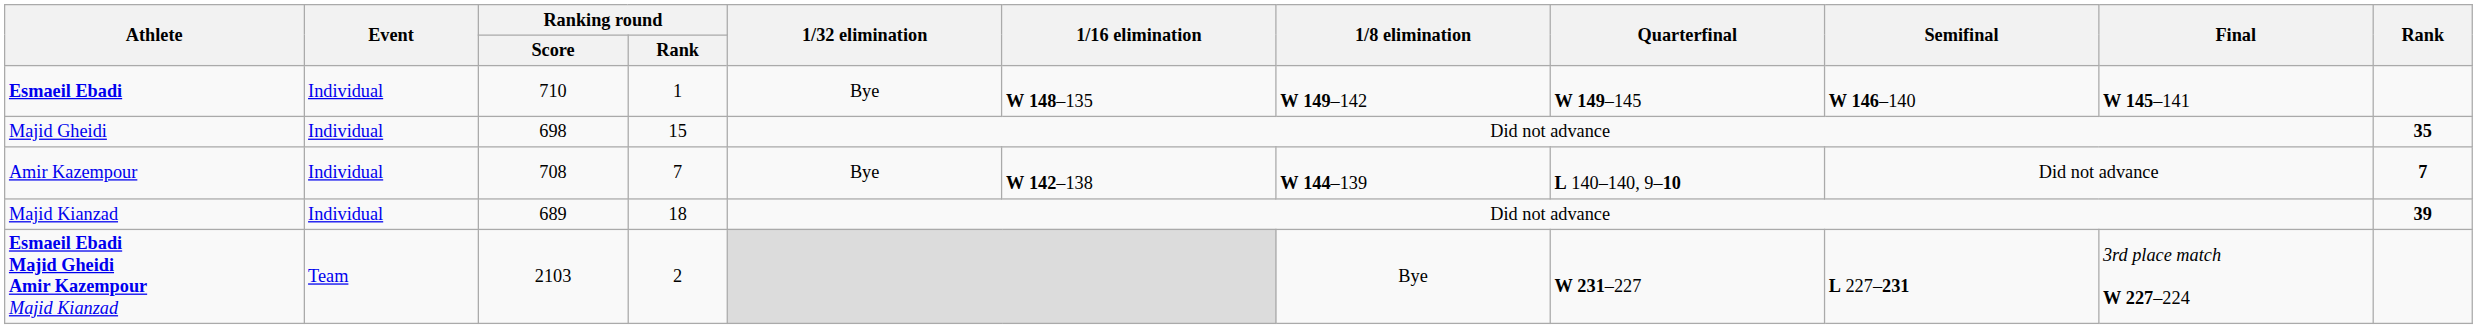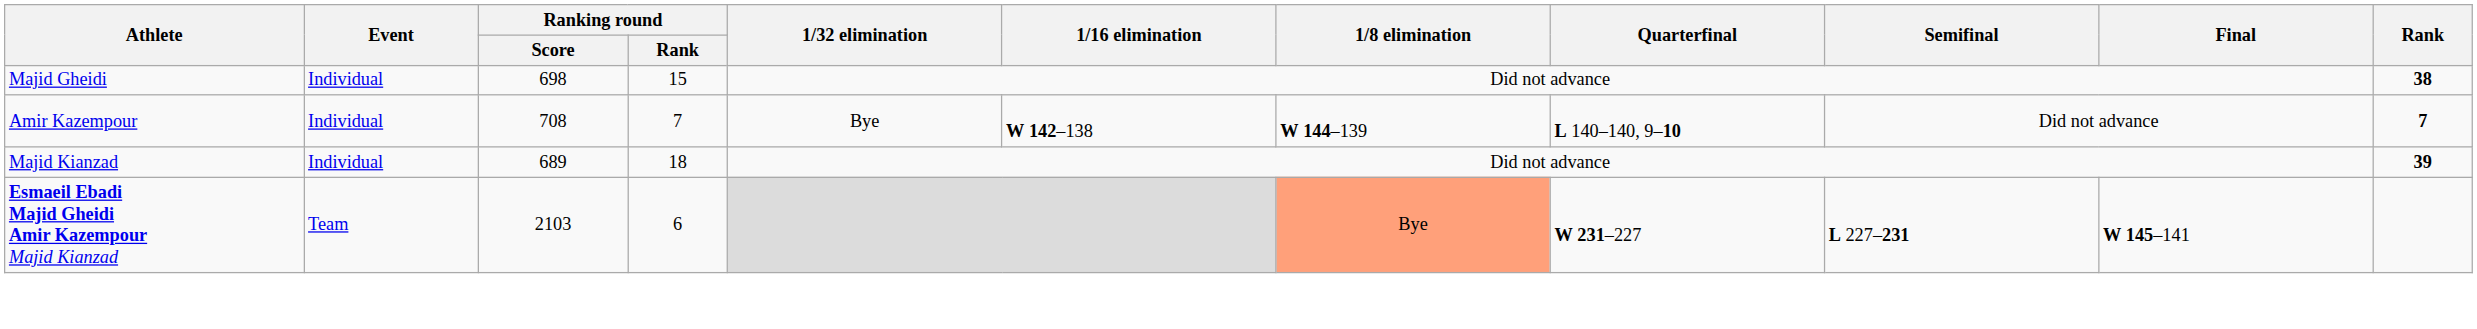- row: (66, 91)
(2423, 132) 35 -> (2423, 80) 38
(678, 276) 2 -> (678, 224) 6
(1413, 276) no background -> (1413, 224) lightsalmon background
(2162, 276) 3rd place match W 227–224 -> (2146, 235) W 145–141
